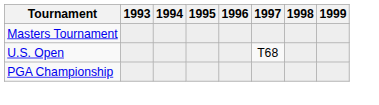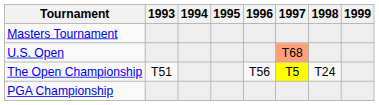(268, 53) no background -> (292, 53) lightsalmon background
+ row: (75, 72)
